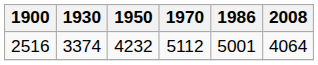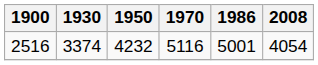(185, 45) 5112 -> (185, 45) 5116
(288, 45) 4064 -> (288, 45) 4054
